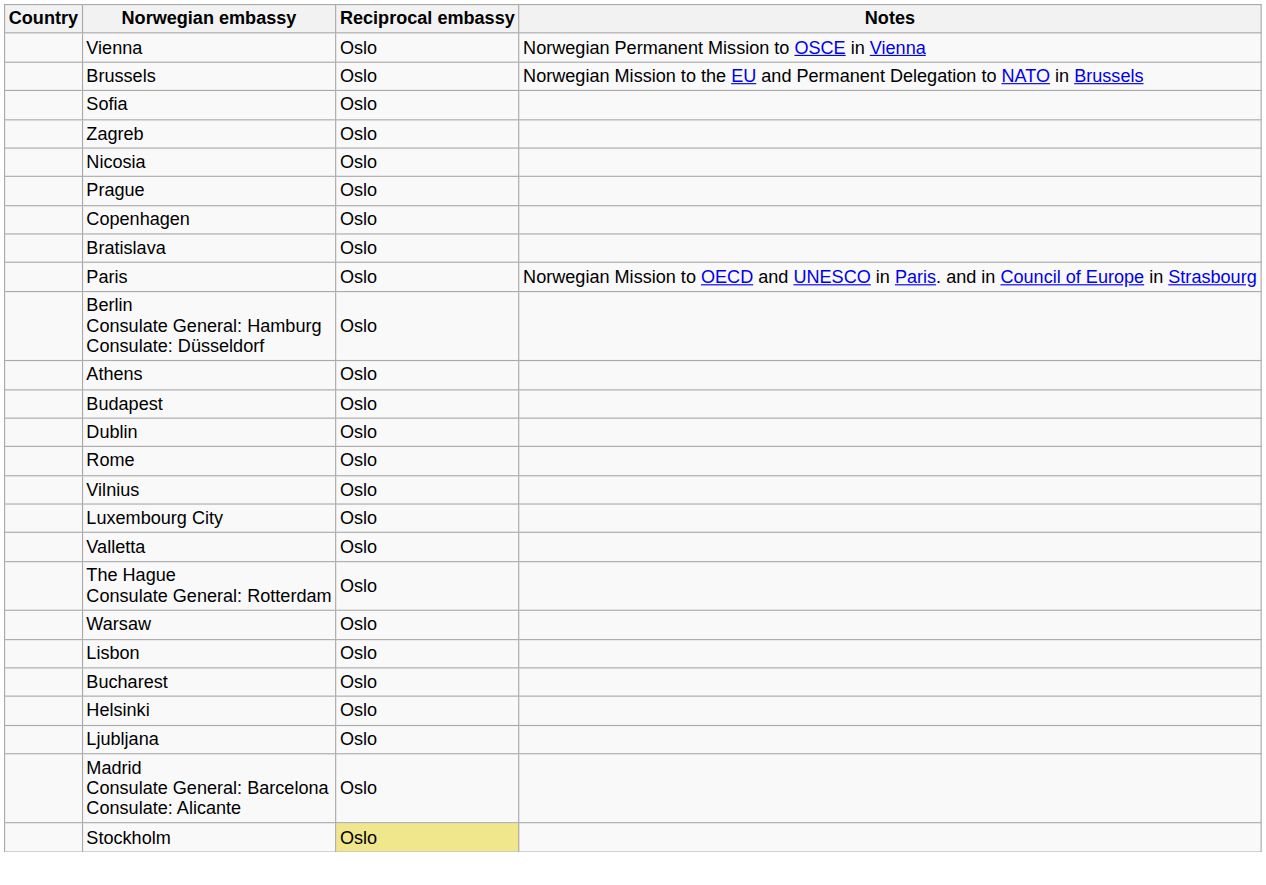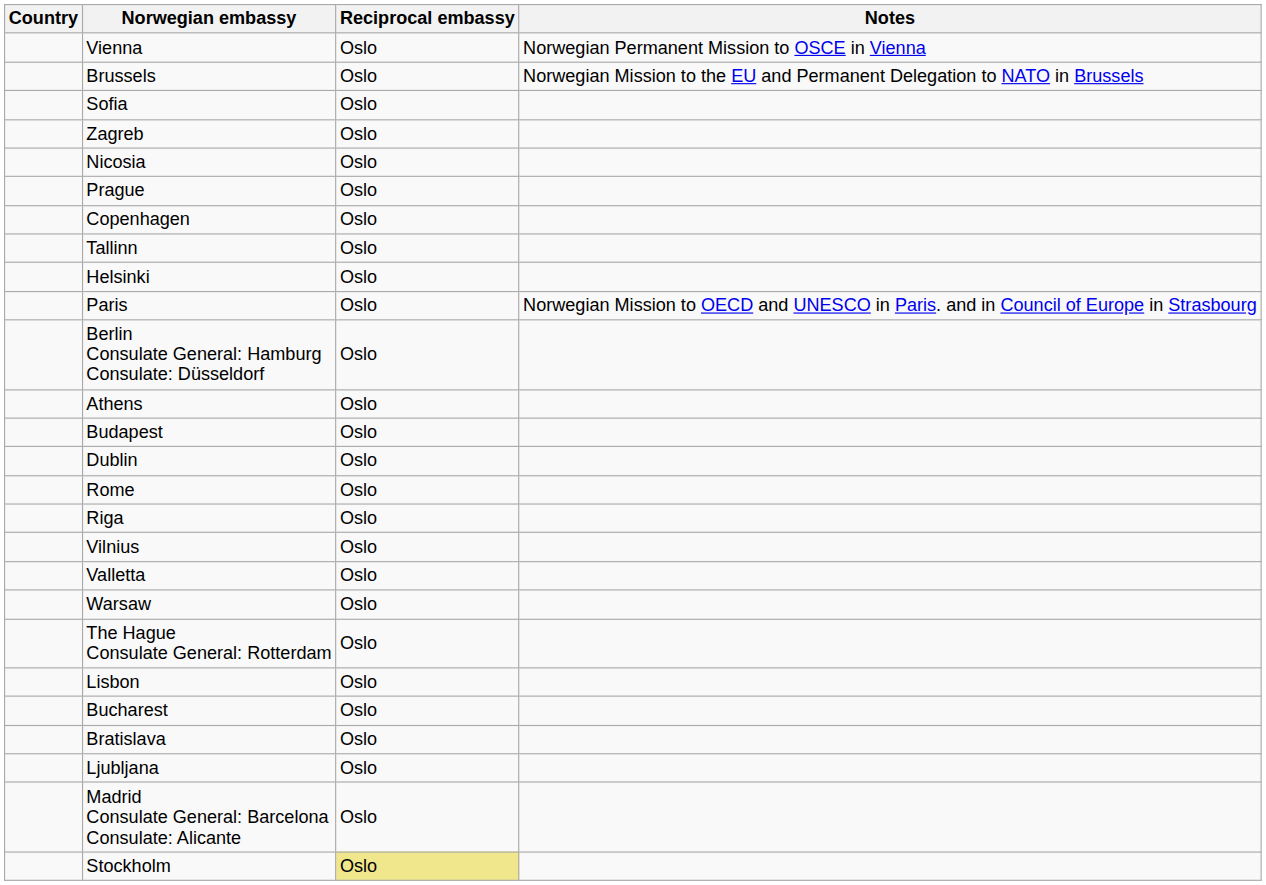+ row: (112, 248)
rows swapped: (118, 710) <-> (126, 248)
+ row: (105, 518)
- row: (155, 518)
rows swapped: (209, 585) <-> (119, 624)
